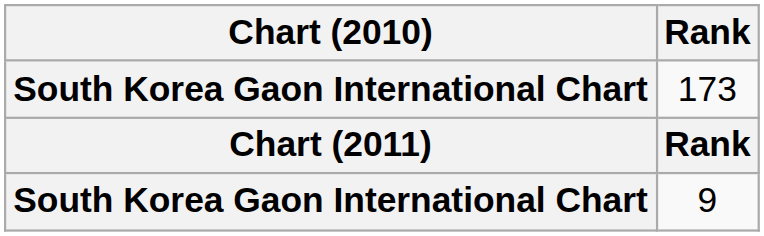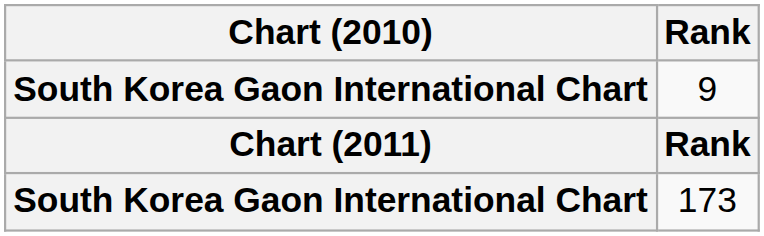rows swapped: (707, 200) <-> (707, 88)
